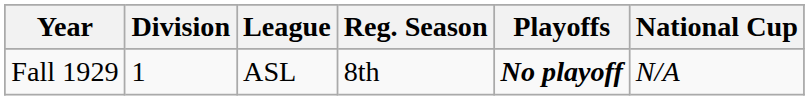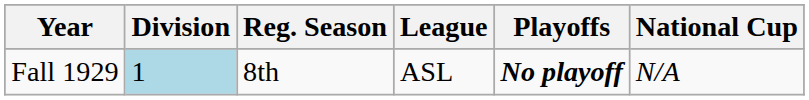columns swapped: (287, 26) <-> (416, 26)
(139, 71) no background -> (139, 71) lightblue background
